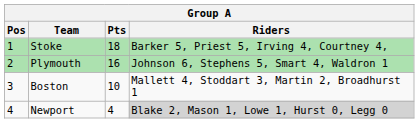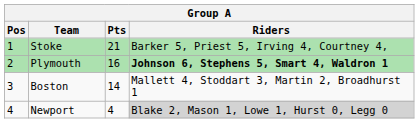(114, 47) 18 -> (114, 47) 21
(260, 64) normal -> (260, 64) bold
(114, 87) 10 -> (114, 87) 14
